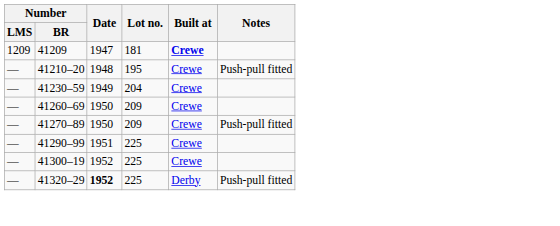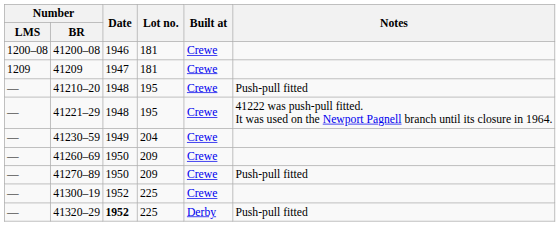+ row: (77, 50)
(187, 50) bold -> (202, 69) normal
+ row: (77, 112)
- row: (61, 143)
